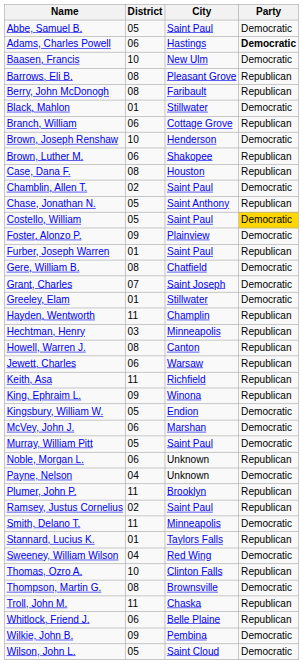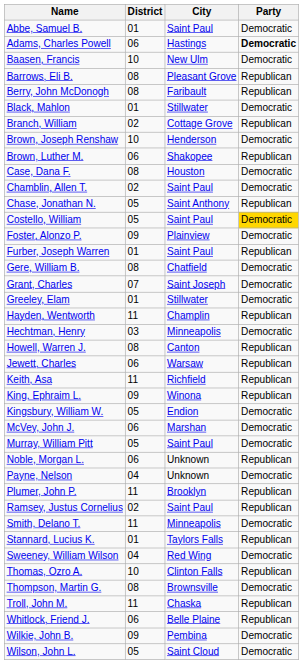(133, 28) 05 -> (133, 28) 01
(133, 124) 06 -> (133, 124) 02
(266, 172) Republican -> (267, 172) Democratic
(266, 332) Republican -> (267, 332) Democratic
